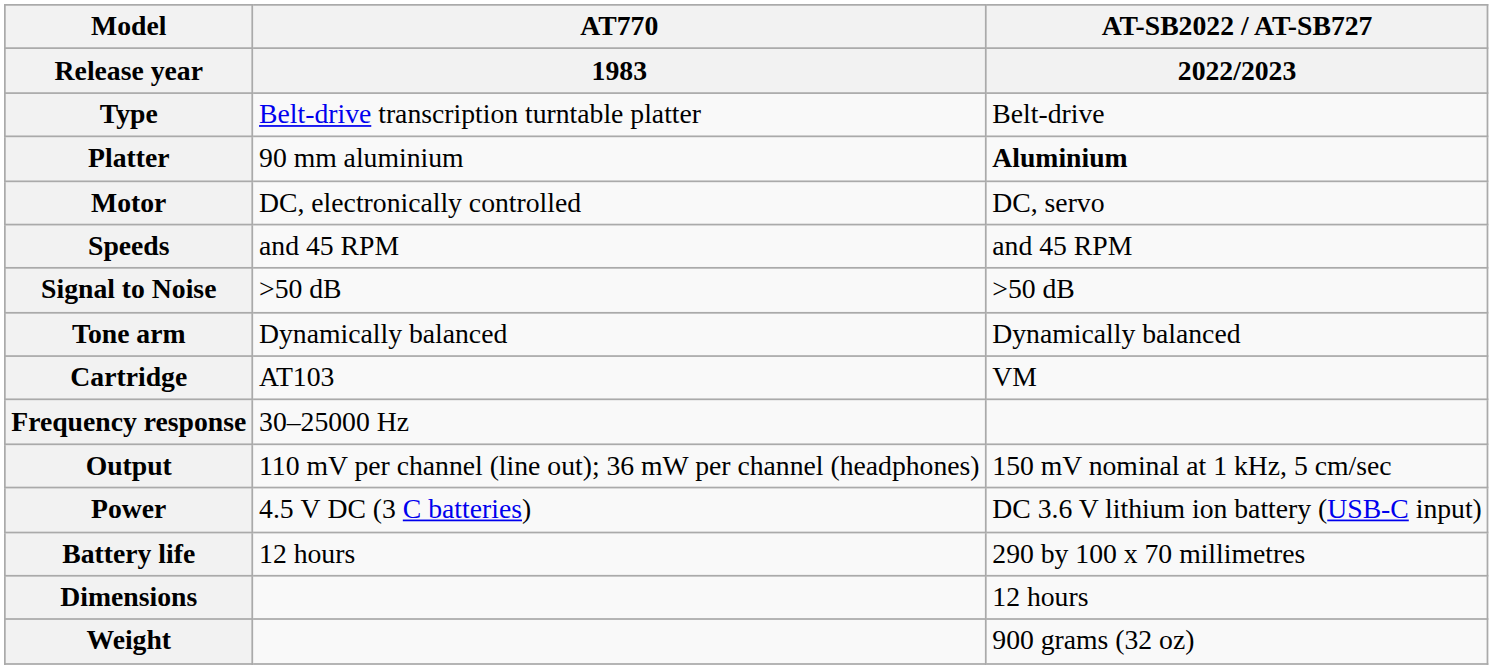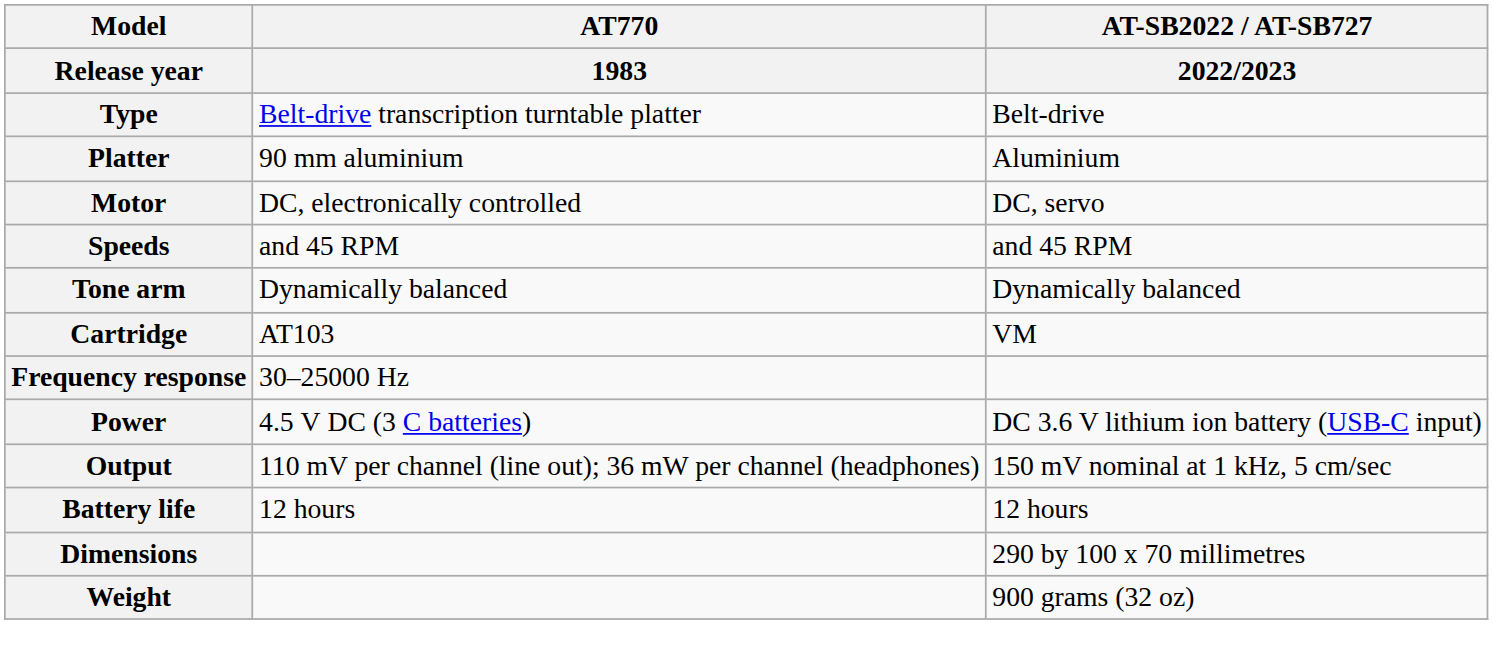(1060, 158) bold -> (1056, 158) normal
- row: (129, 289)
rows swapped: (129, 465) <-> (129, 509)
(1149, 553) 290 by 100 x 70 millimetres -> (1040, 509) 12 hours
(1040, 597) 12 hours -> (1149, 553) 290 by 100 x 70 millimetres
